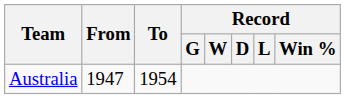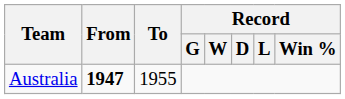(105, 78) normal -> (105, 78) bold
(158, 78) 1954 -> (158, 78) 1955
